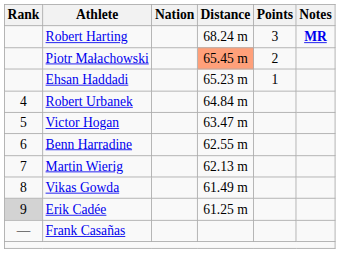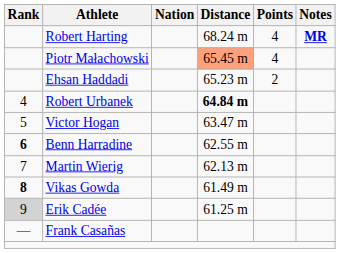(275, 36) 3 -> (275, 36) 4
(275, 58) 2 -> (275, 58) 4
(275, 79) 1 -> (275, 79) 2
(225, 101) normal -> (225, 101) bold
(23, 144) normal -> (23, 144) bold
(23, 187) normal -> (23, 187) bold
